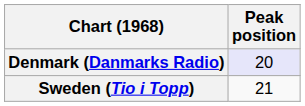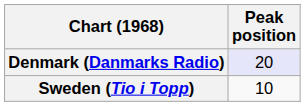(264, 88) 21 -> (264, 88) 10
